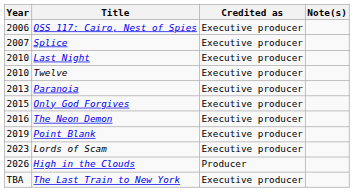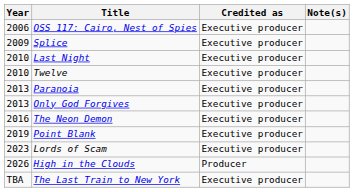(18, 42) 2007 -> (18, 42) 2009
(18, 104) 2015 -> (18, 104) 2013
